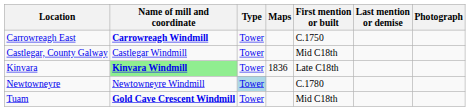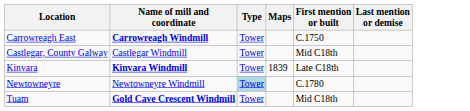- column: (439, 17)
(150, 68) lightgreen background -> (150, 68) no background
(278, 68) 1836 -> (278, 68) 1839
